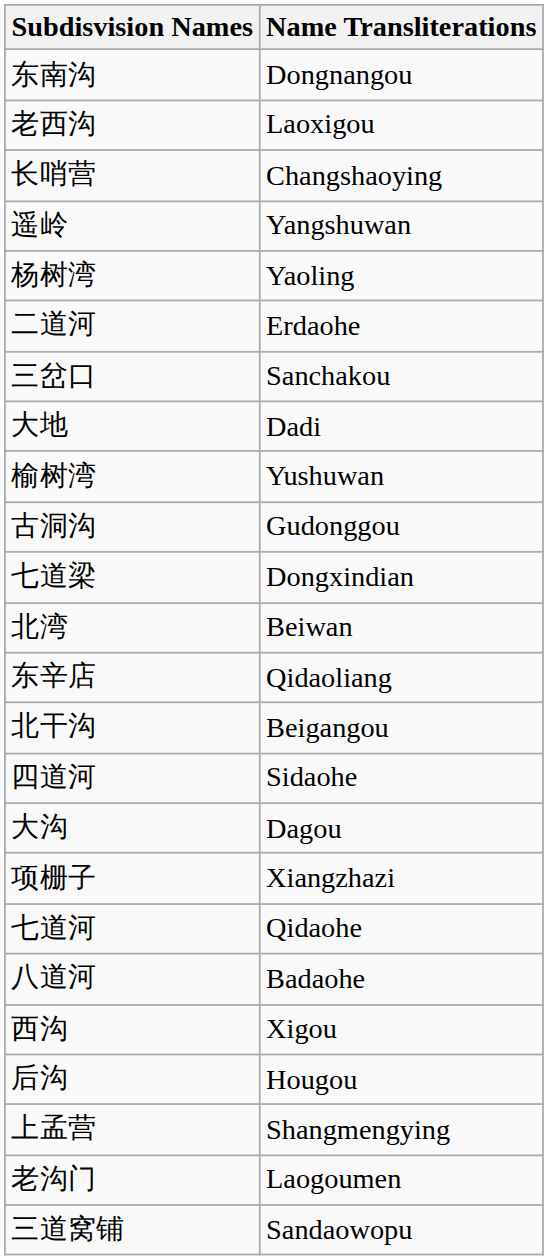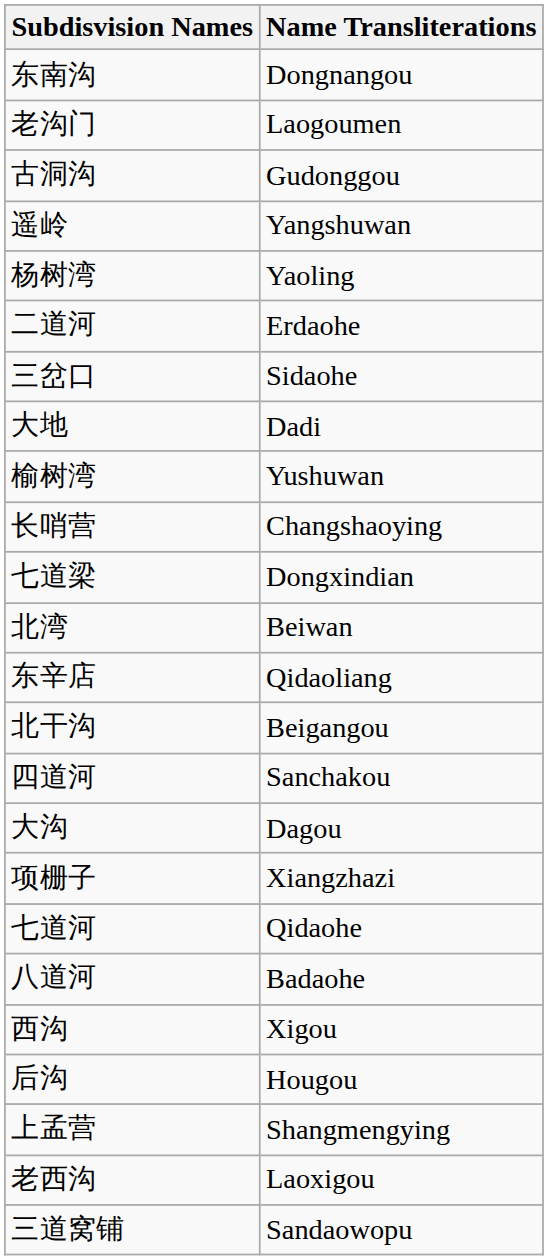rows swapped: (54, 123) <-> (54, 1178)
rows swapped: (54, 174) <-> (54, 525)
(328, 375) Sanchakou -> (312, 375) Sidaohe
(312, 777) Sidaohe -> (328, 777) Sanchakou
